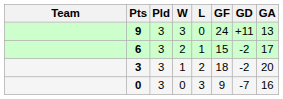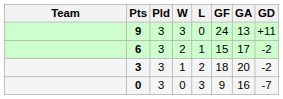columns swapped: (267, 13) <-> (244, 13)
